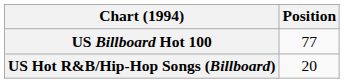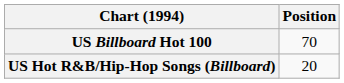(309, 41) 77 -> (309, 41) 70
